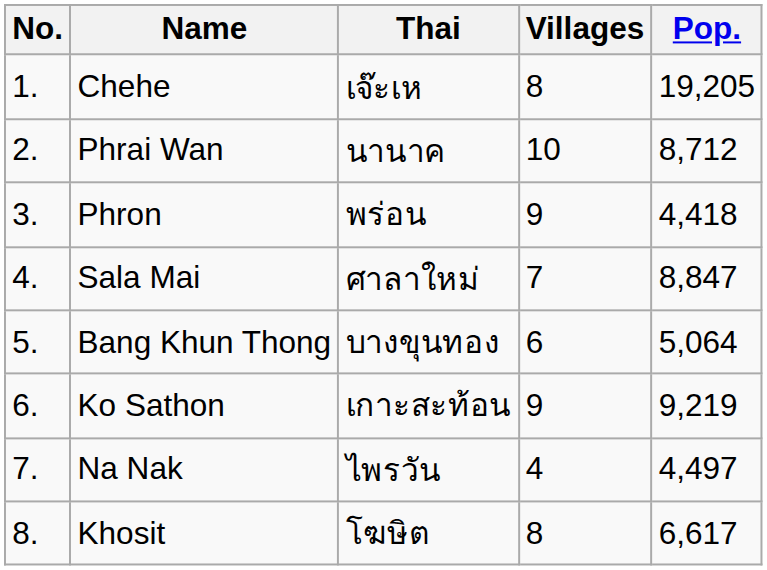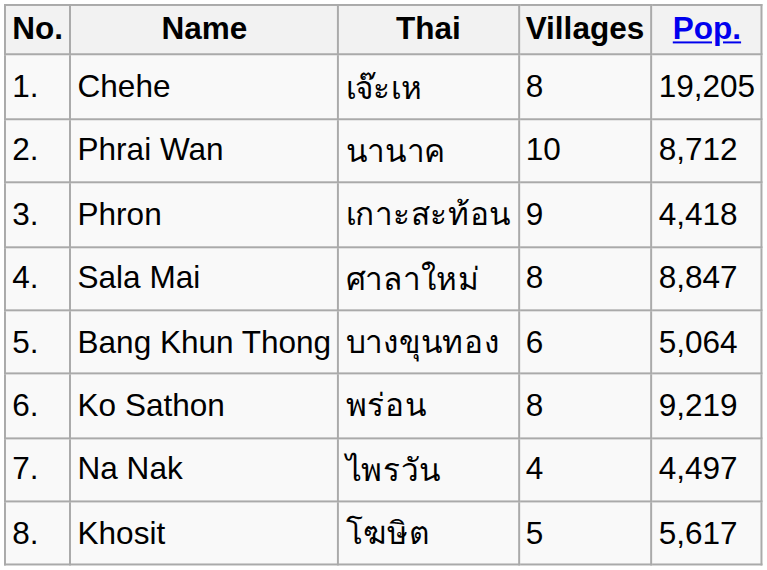(386, 214) พร่อน -> (428, 214) เกาะสะท้อน
(534, 277) 7 -> (534, 277) 8
(428, 406) เกาะสะท้อน -> (386, 406) พร่อน
(534, 405) 9 -> (534, 405) 8
(534, 532) 8 -> (534, 532) 5
(698, 532) 6,617 -> (698, 532) 5,617
